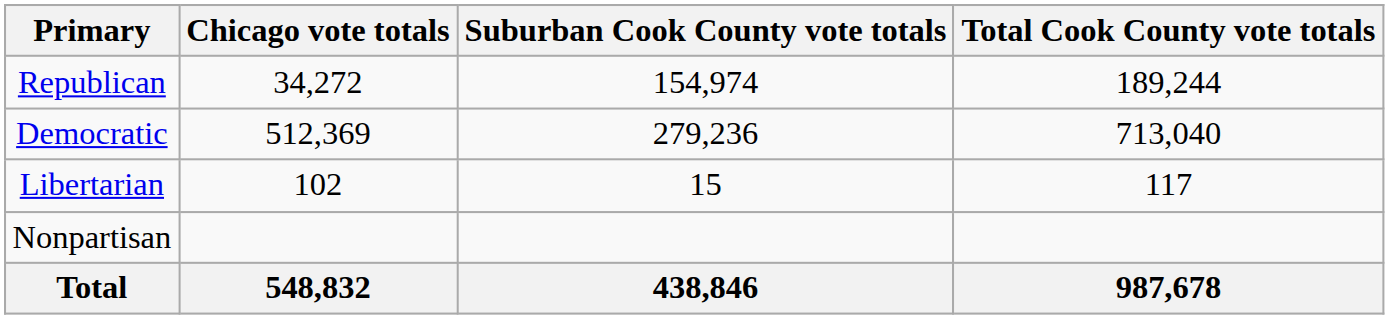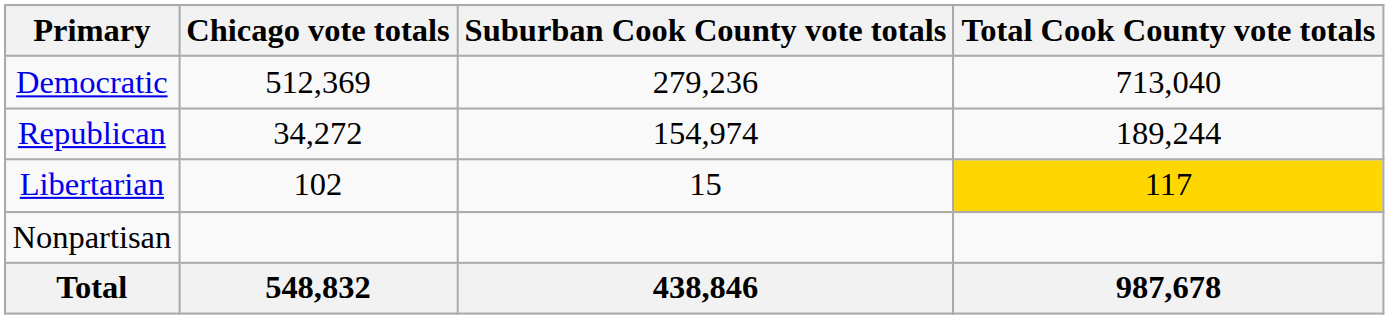rows swapped: (92, 133) <-> (92, 81)
(1168, 184) no background -> (1168, 184) gold background
